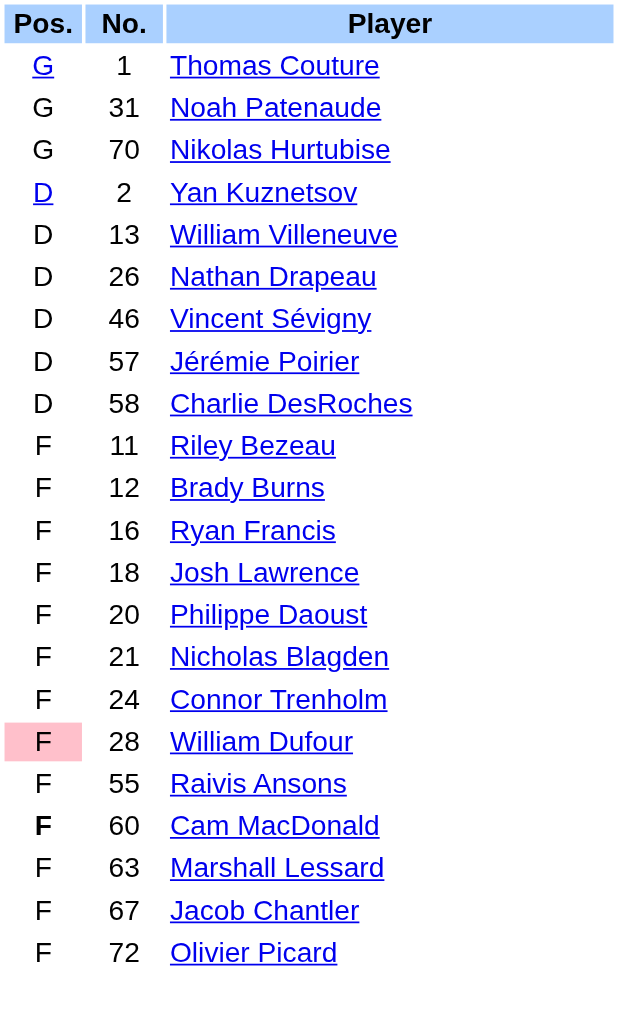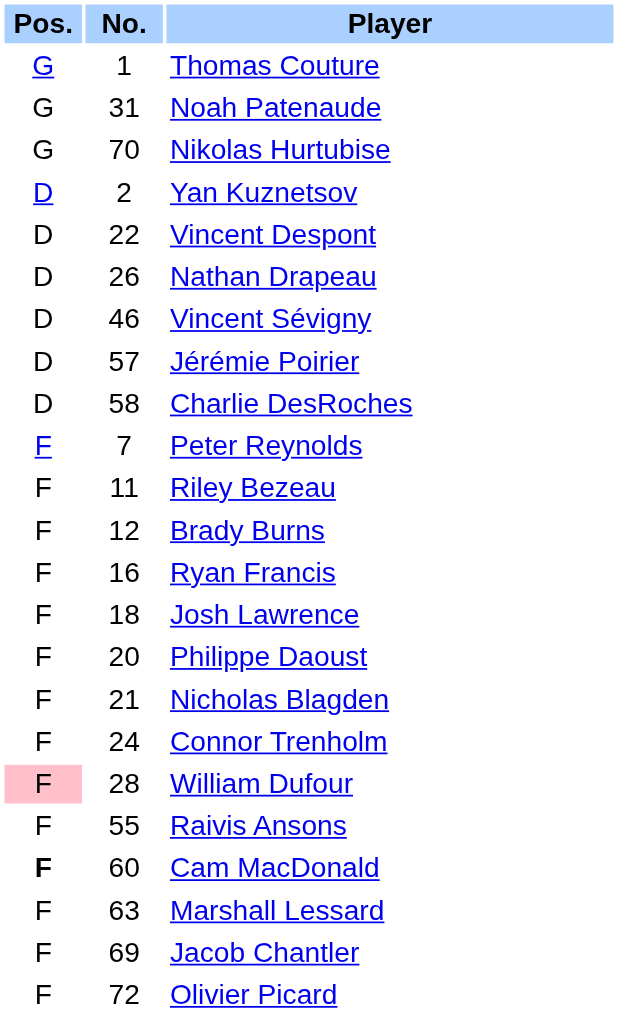- row: (284, 234)
+ row: (273, 234)
+ row: (266, 445)
(124, 910) 67 -> (124, 952) 69
